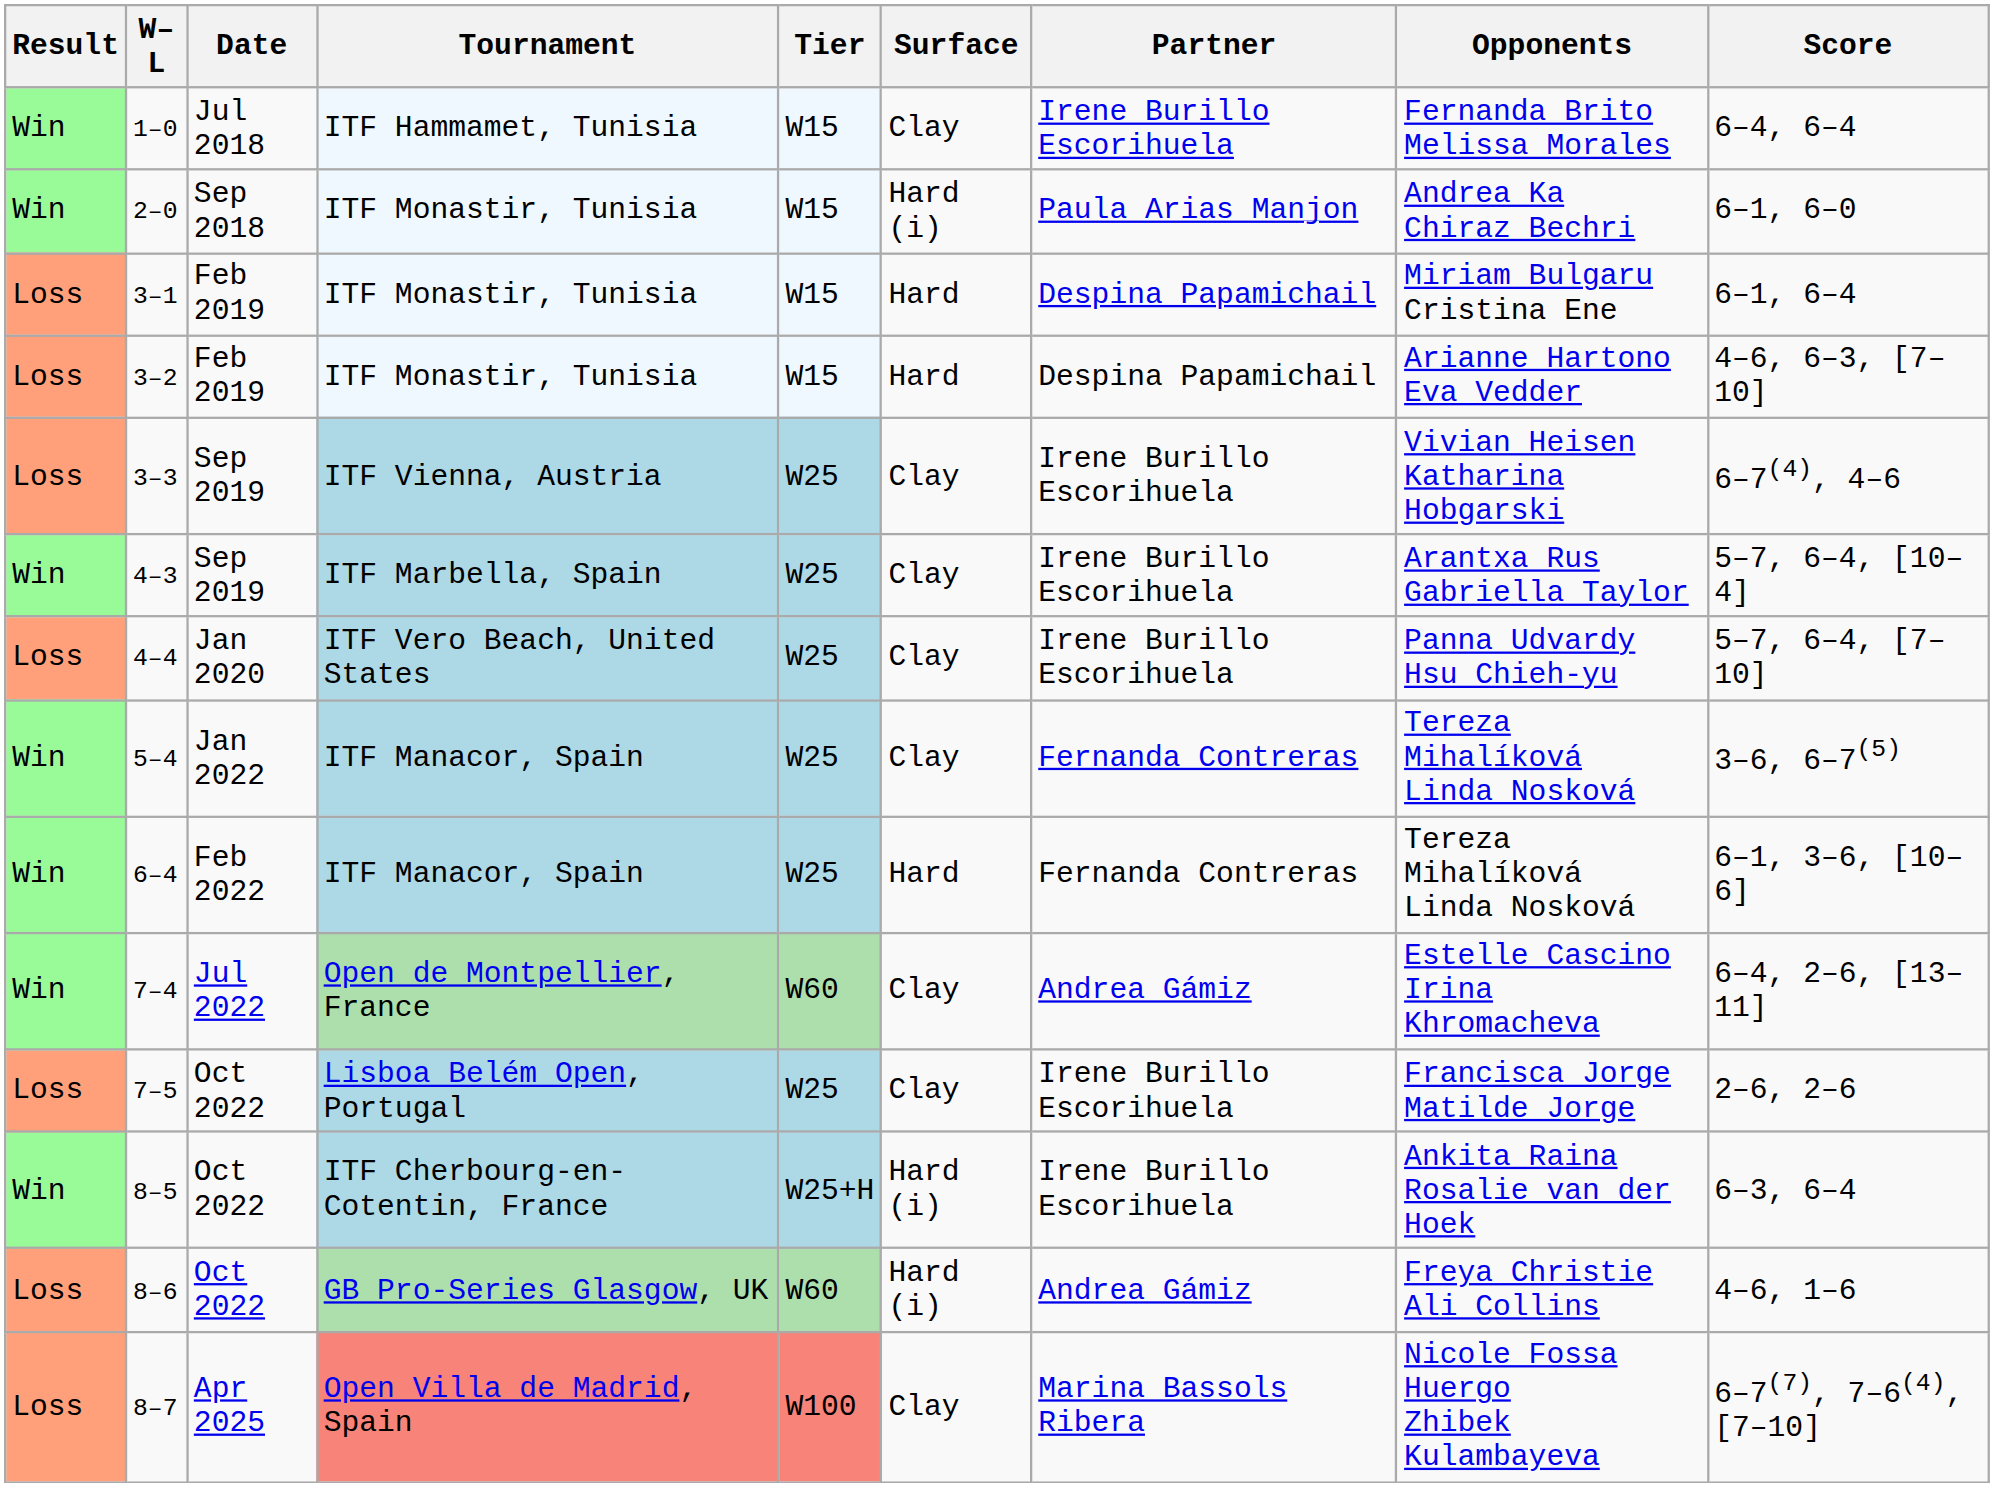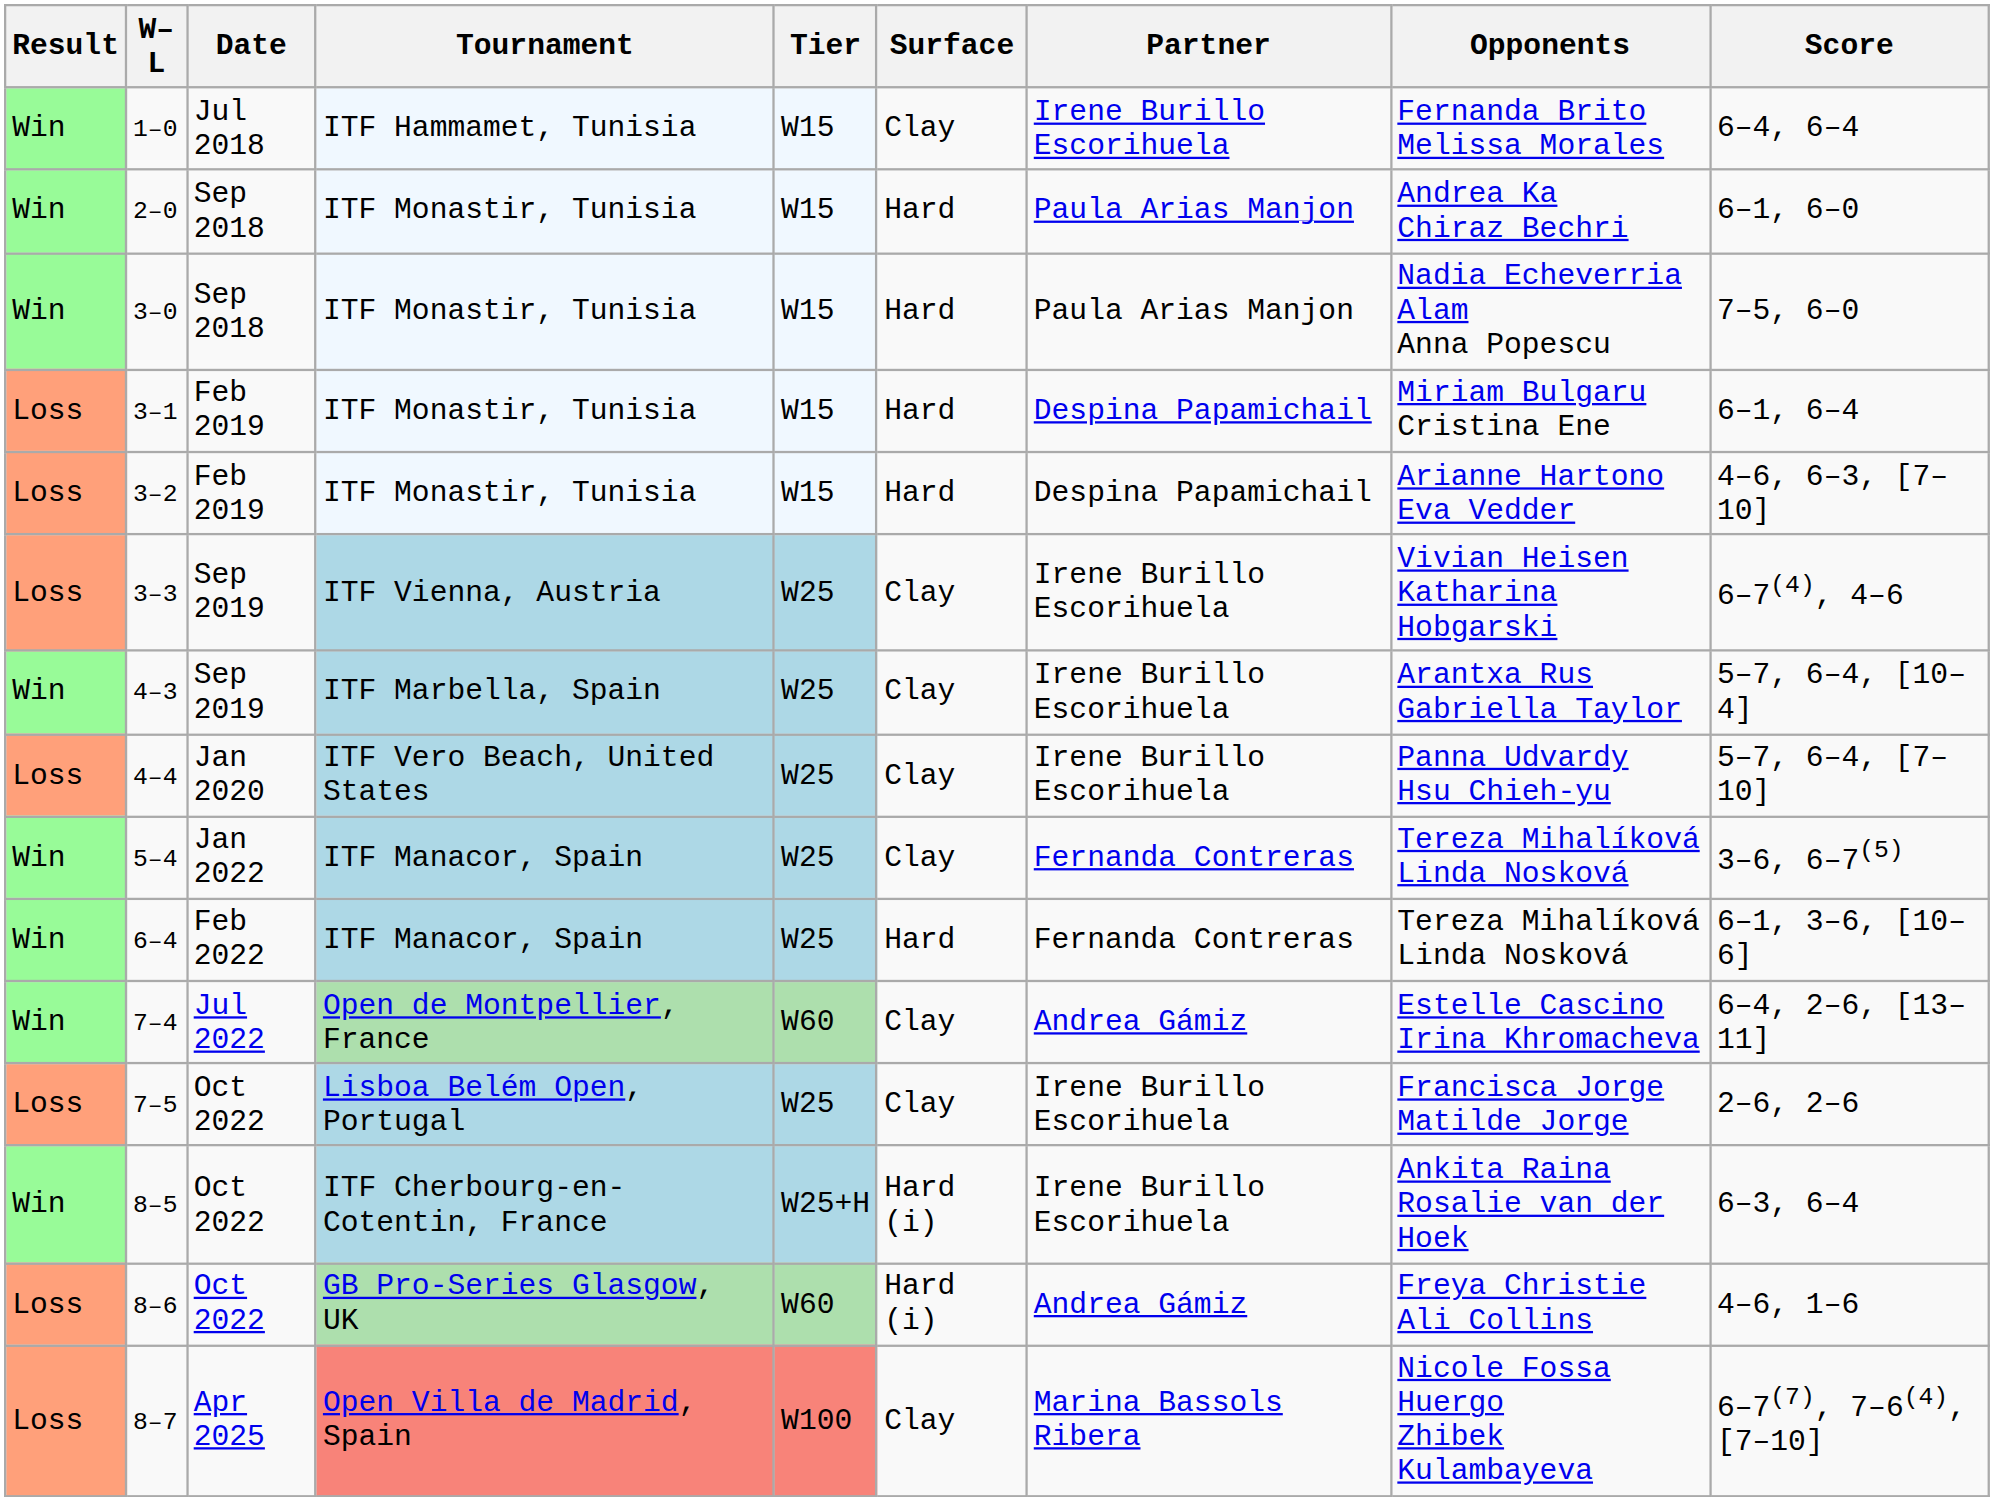(924, 211) Hard (i) -> (920, 211) Hard
+ row: (155, 312)
